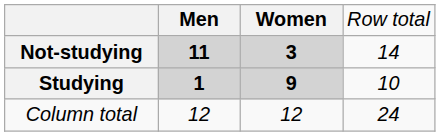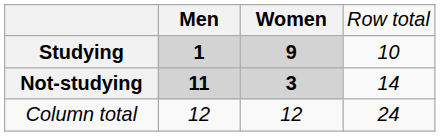rows swapped: (81, 83) <-> (81, 51)
